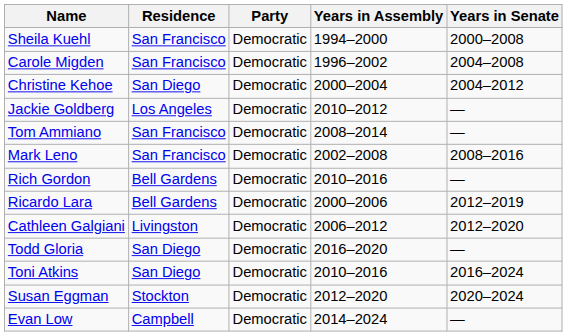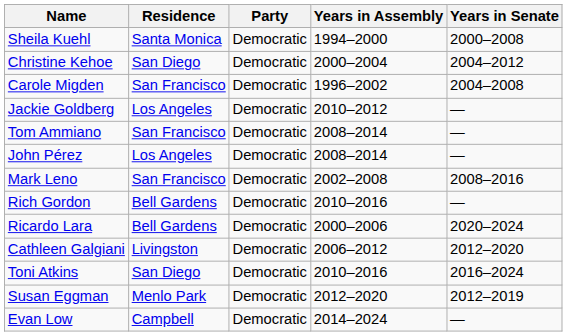(179, 39) San Francisco -> (177, 39) Santa Monica
rows swapped: (56, 62) <-> (60, 86)
+ row: (45, 156)
(487, 202) 2012–2019 -> (487, 226) 2020–2024
- row: (45, 249)
(160, 296) Stockton -> (169, 296) Menlo Park
(487, 296) 2020–2024 -> (487, 296) 2012–2019
